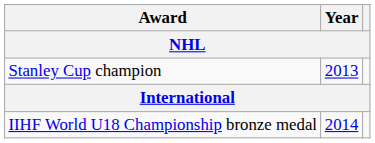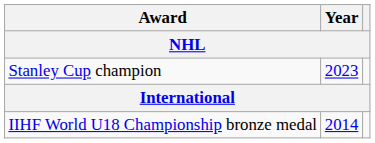(342, 71) 2013 -> (342, 71) 2023
